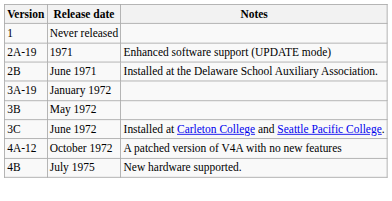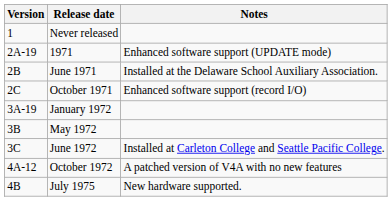+ row: (81, 91)
